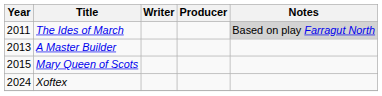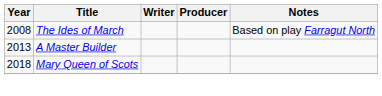(19, 30) 2011 -> (19, 30) 2008
(304, 30) lightgrey background -> (304, 30) no background
(19, 64) 2015 -> (19, 64) 2018
- row: (51, 82)
